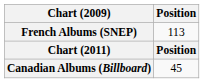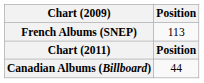(176, 68) 45 -> (176, 68) 44
